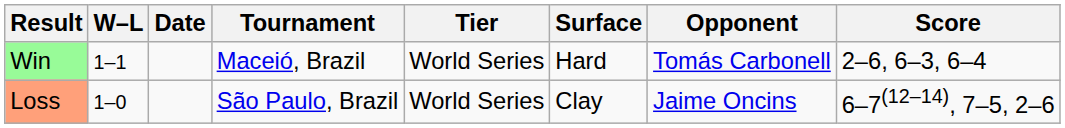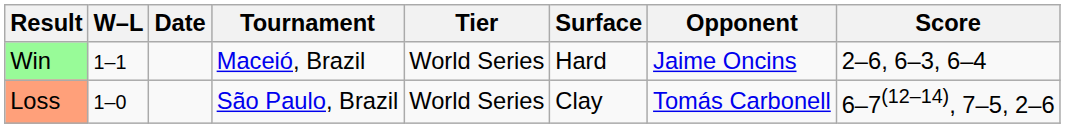(742, 60) Tomás Carbonell -> (725, 60) Jaime Oncins
(725, 101) Jaime Oncins -> (742, 101) Tomás Carbonell
